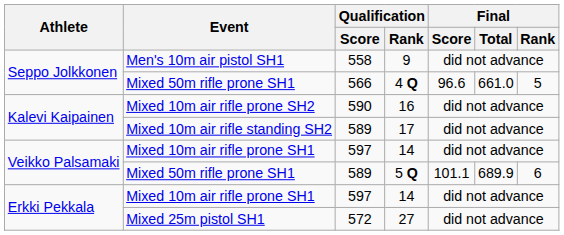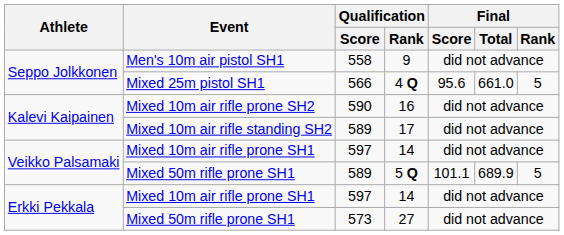(211, 84) Mixed 50m rifle prone SH1 -> (195, 84) Mixed 25m pistol SH1
(452, 84) 96.6 -> (452, 84) 95.6
(538, 174) 6 -> (538, 174) 5
(195, 219) Mixed 25m pistol SH1 -> (211, 219) Mixed 50m rifle prone SH1
(360, 219) 572 -> (360, 219) 573
